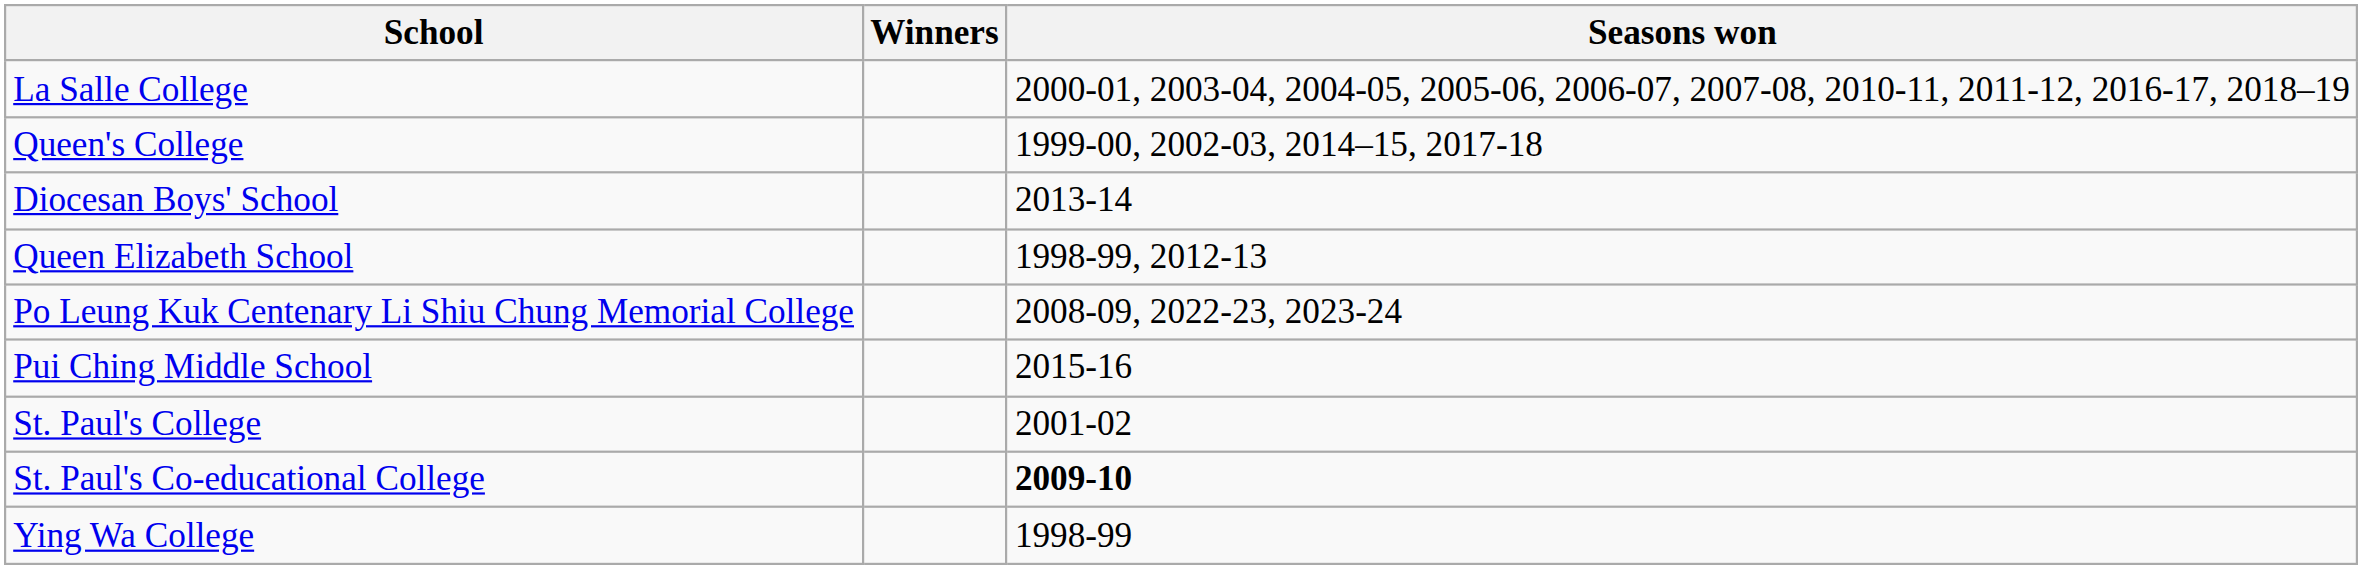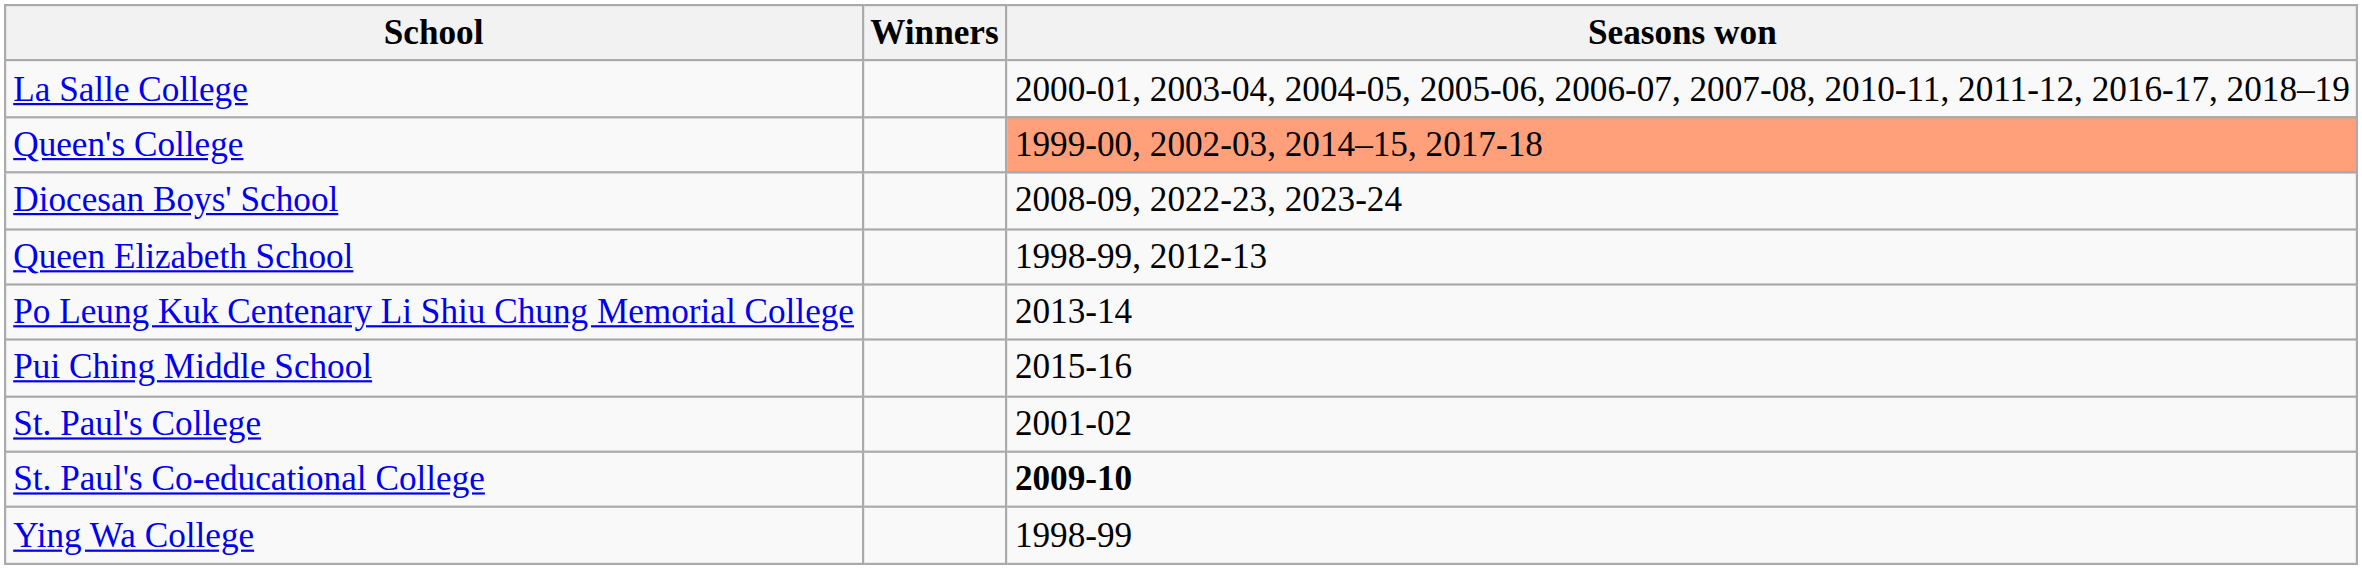(1279, 144) no background -> (1279, 144) lightsalmon background
(1074, 199) 2013-14 -> (1208, 199) 2008-09, 2022-23, 2023-24
(1208, 311) 2008-09, 2022-23, 2023-24 -> (1074, 311) 2013-14
